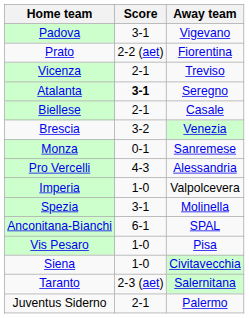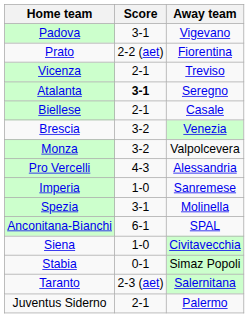(141, 149) 0-1 -> (141, 149) 3-2
(205, 149) Sanremese -> (205, 149) Valpolcevera
(205, 187) Valpolcevera -> (205, 187) Sanremese
- row: (60, 245)
+ row: (60, 264)
